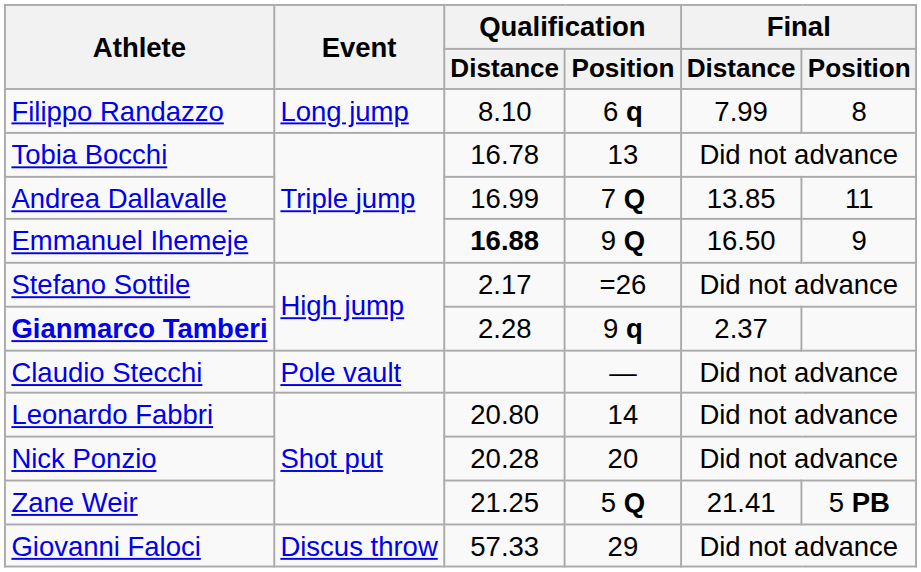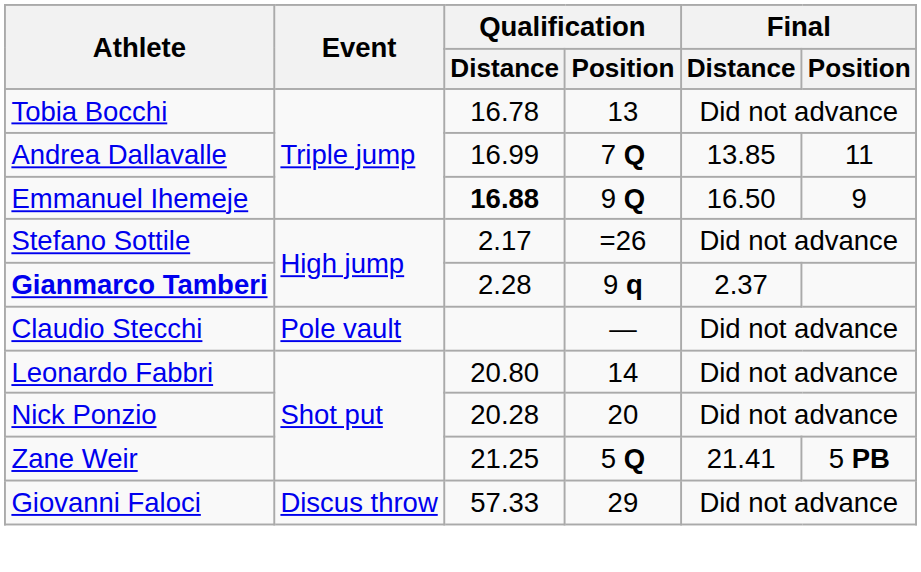- row: (118, 112)
